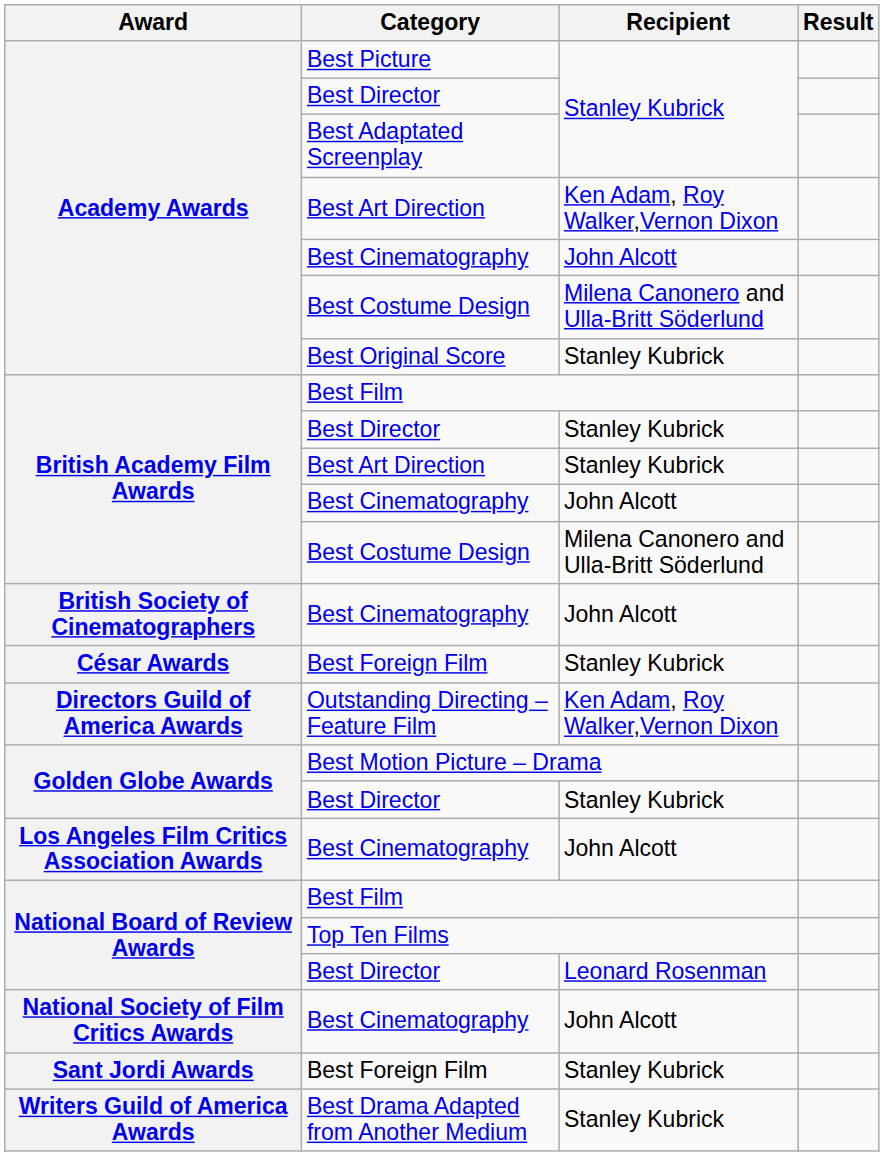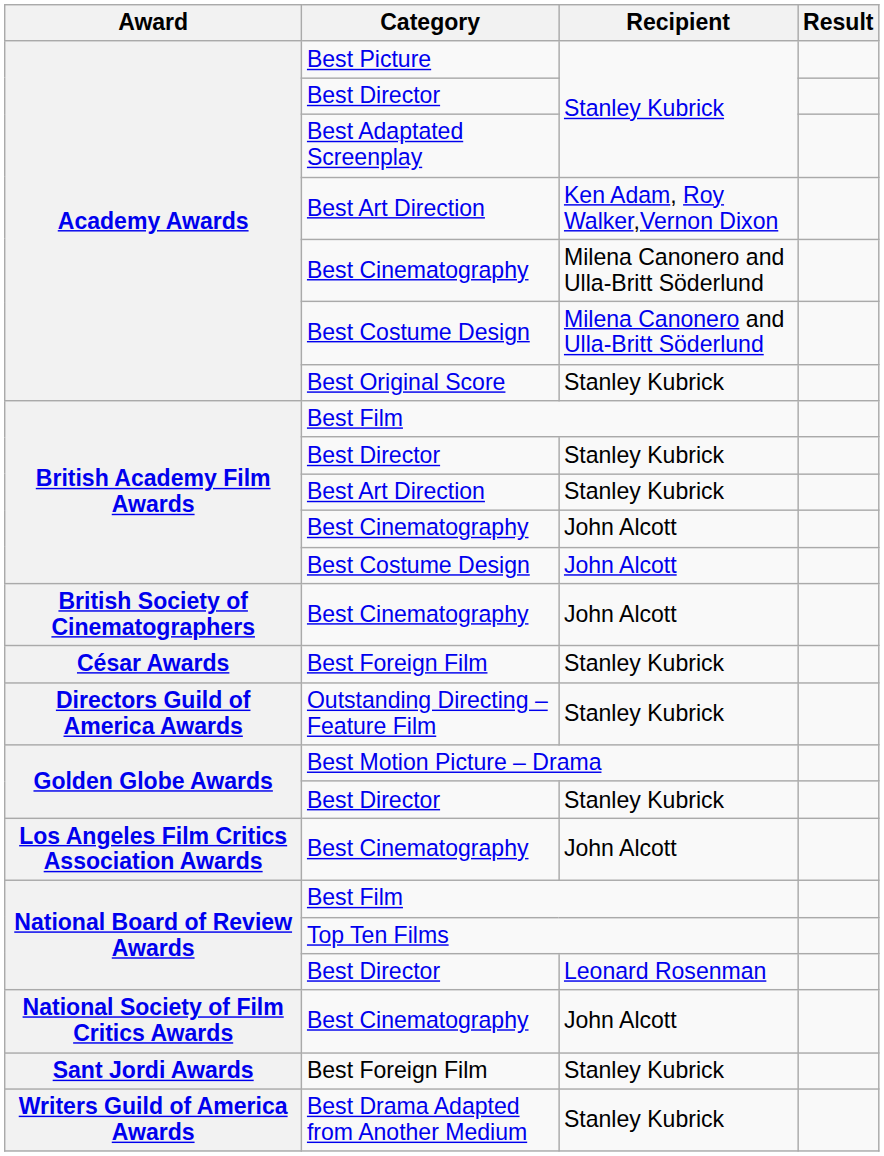(620, 257) John Alcott -> (674, 270) Milena Canonero and Ulla-Britt Söderlund
(674, 551) Milena Canonero and Ulla-Britt Söderlund -> (620, 564) John Alcott
(671, 713) Ken Adam, Roy Walker,Vernon Dixon -> (644, 713) Stanley Kubrick
